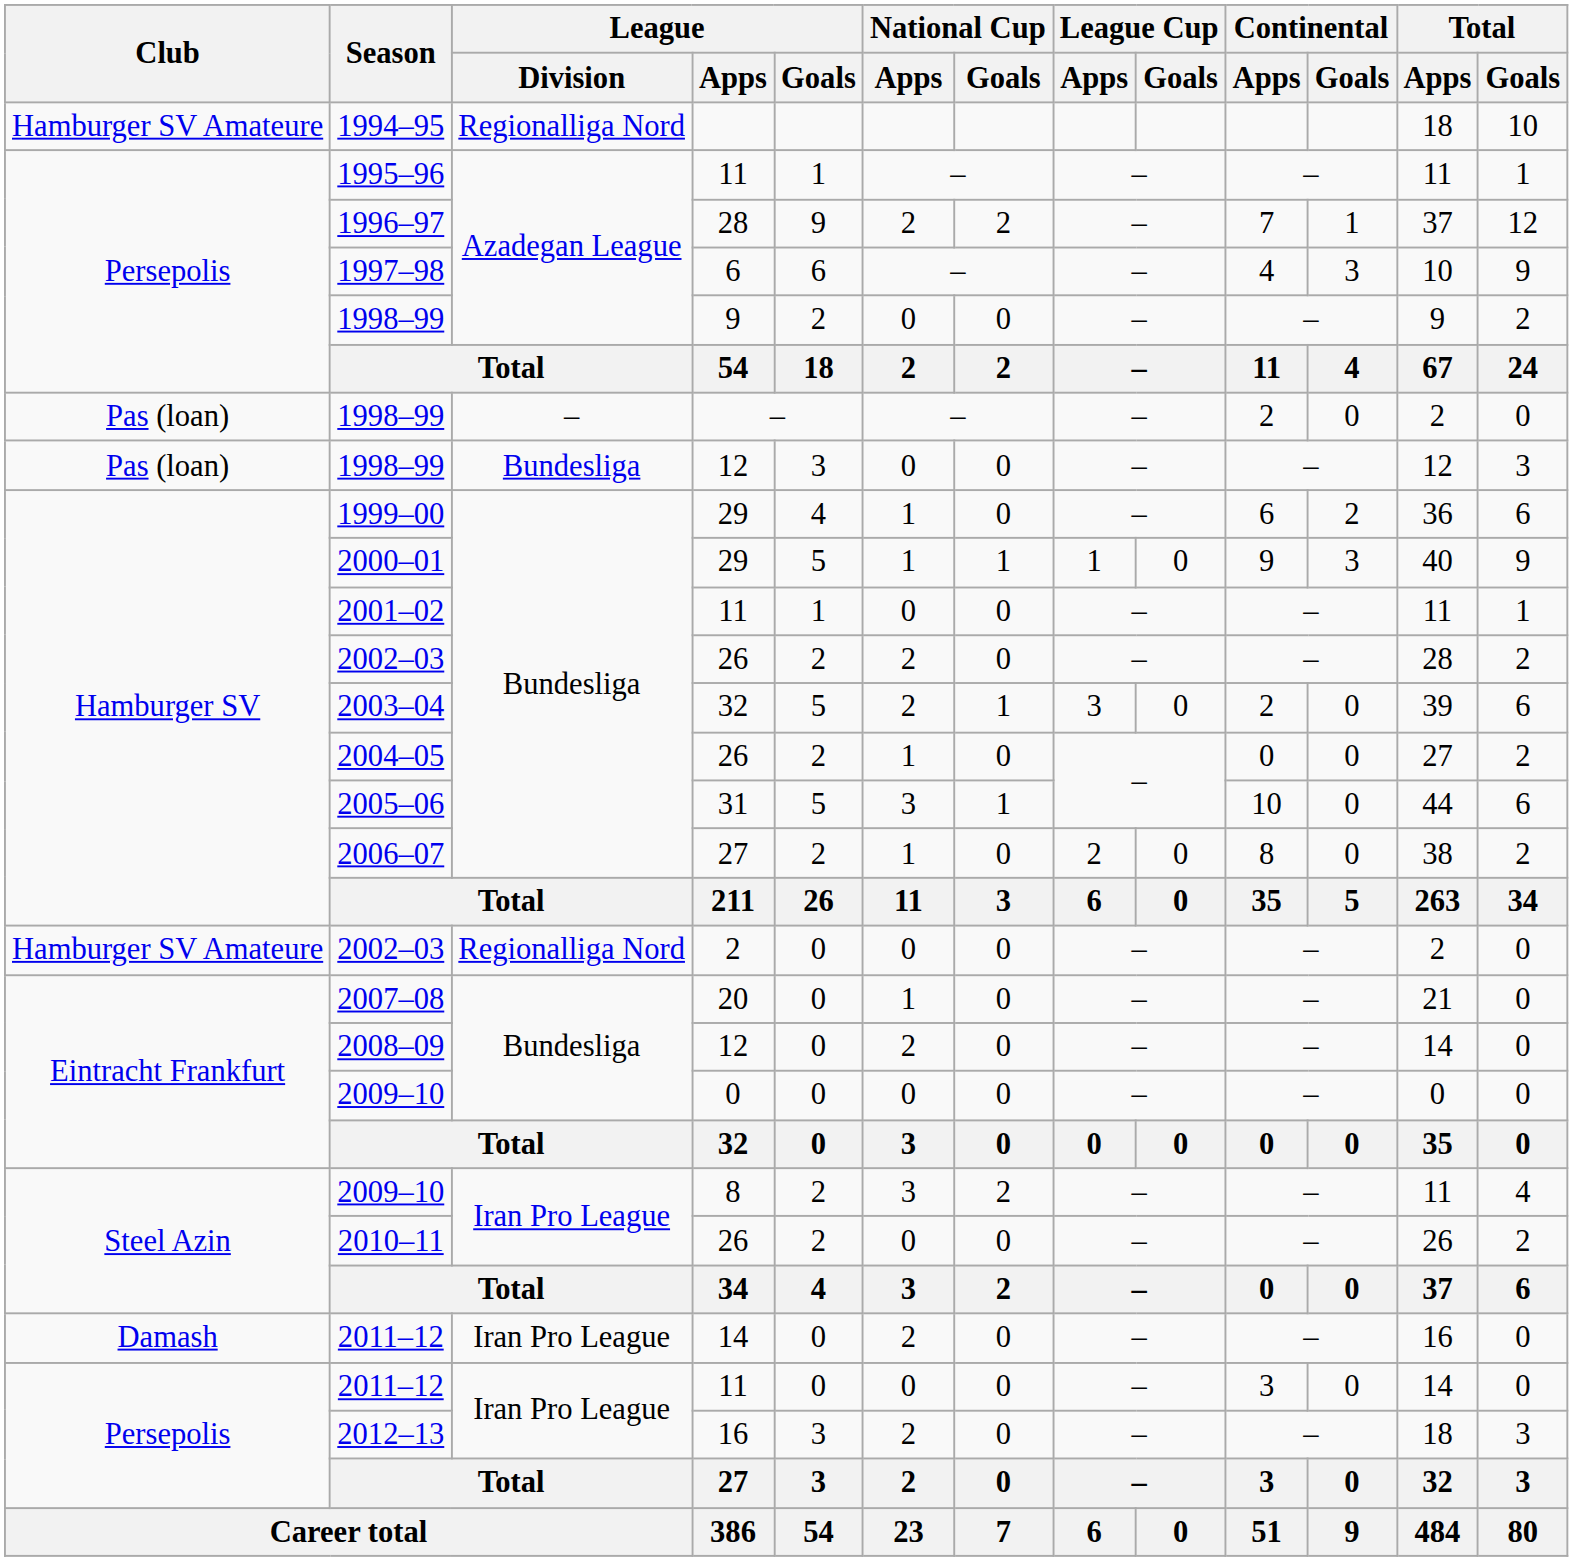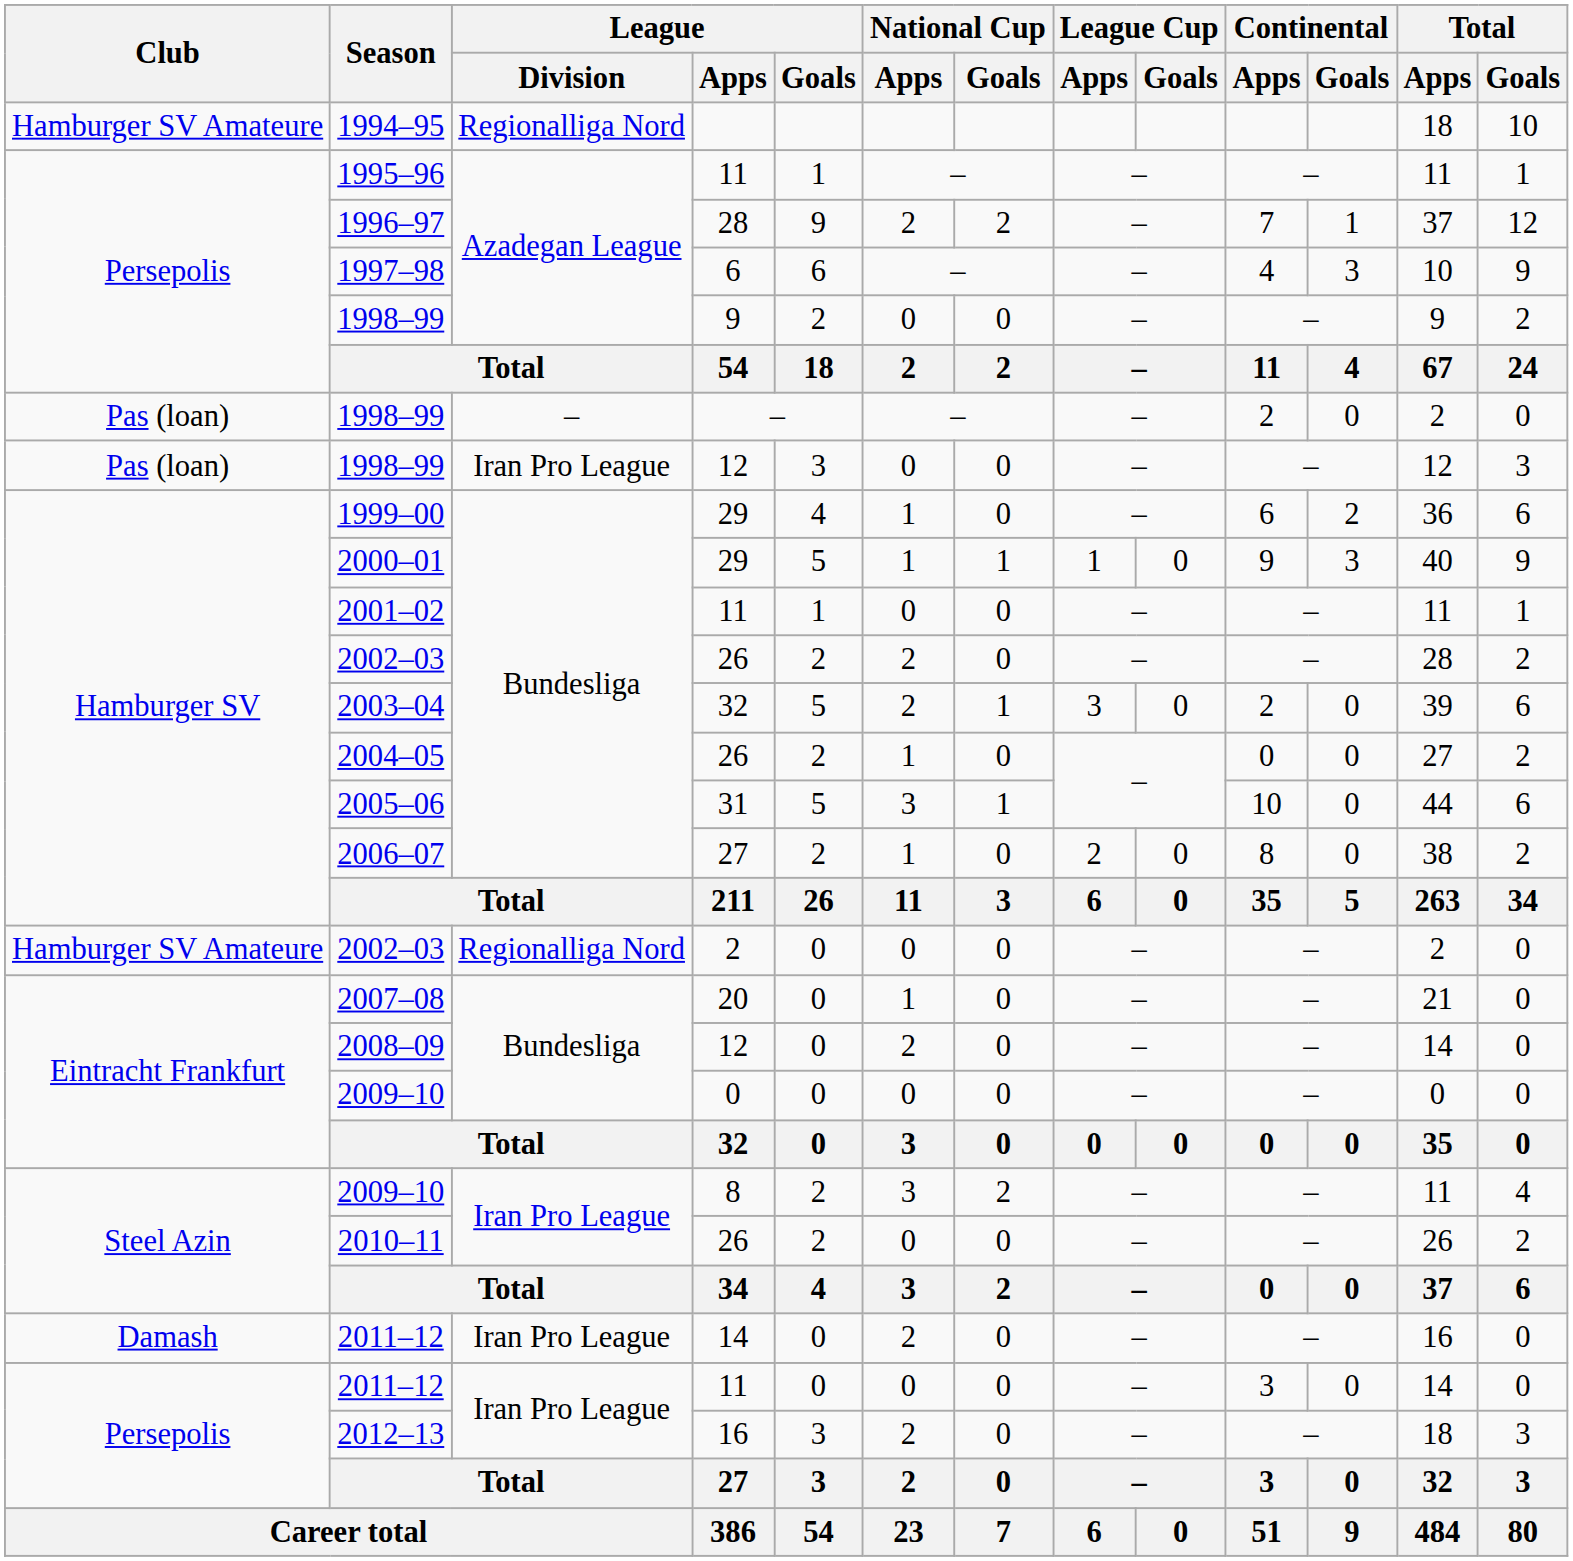(572, 464) Bundesliga -> (572, 464) Iran Pro League
